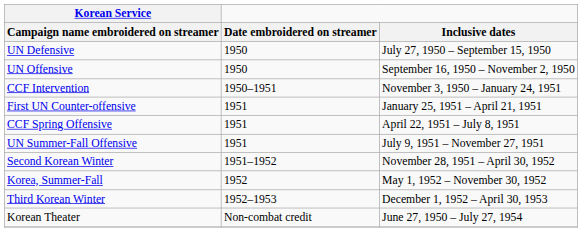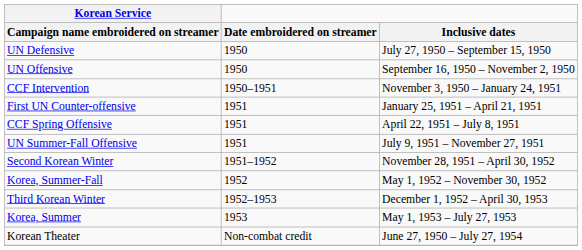+ row: (44, 217)
